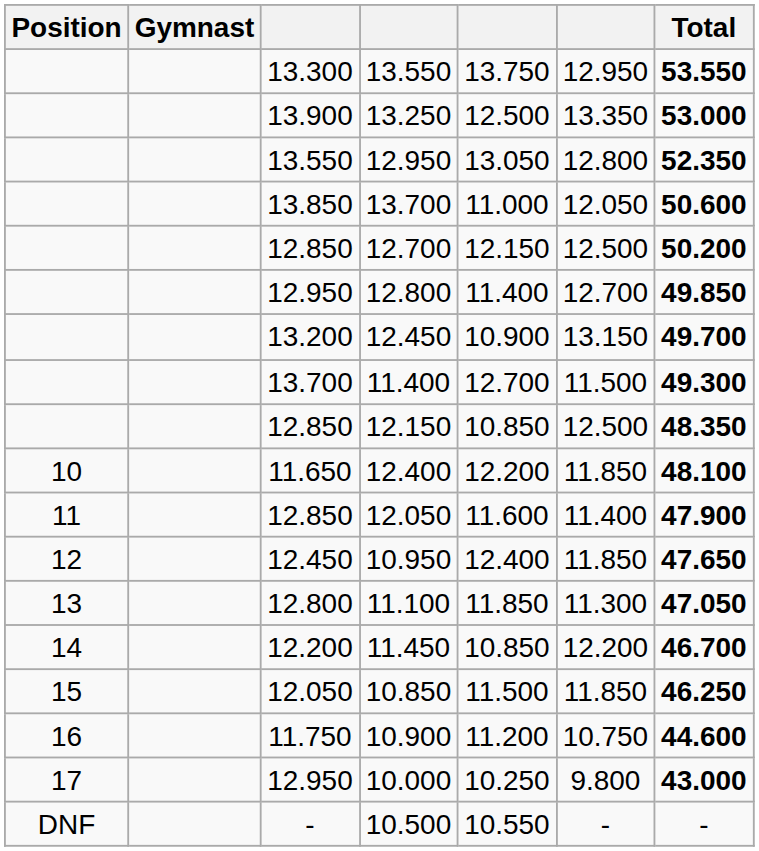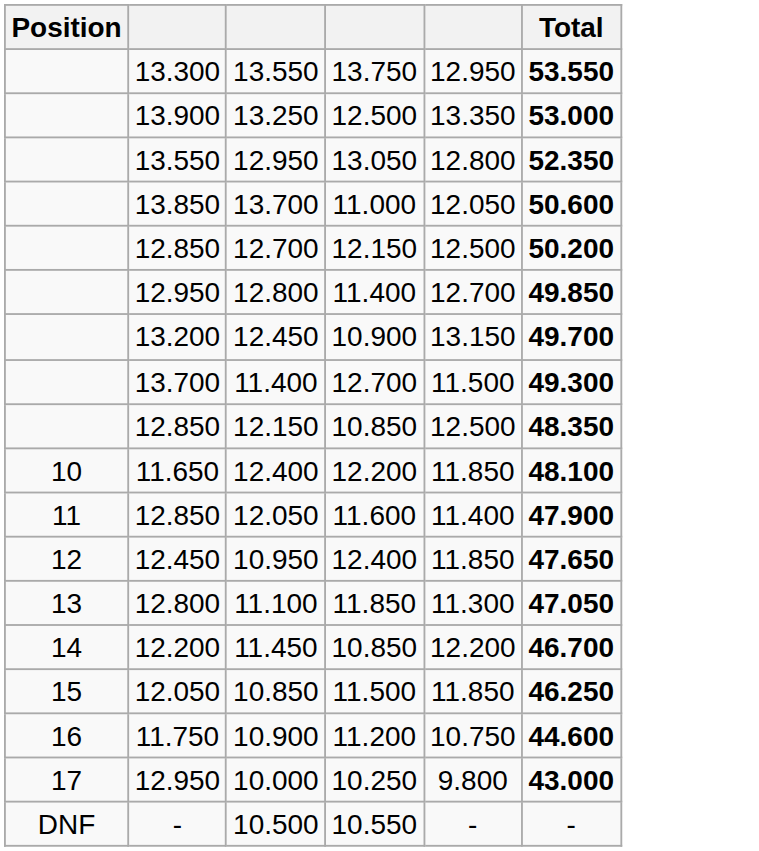- column: (194, 27)
